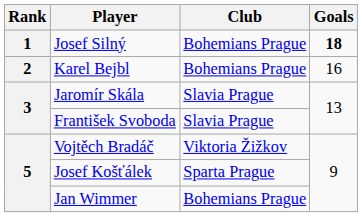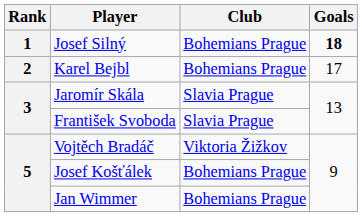(334, 69) 16 -> (334, 69) 17
(229, 172) Sparta Prague -> (245, 172) Bohemians Prague
